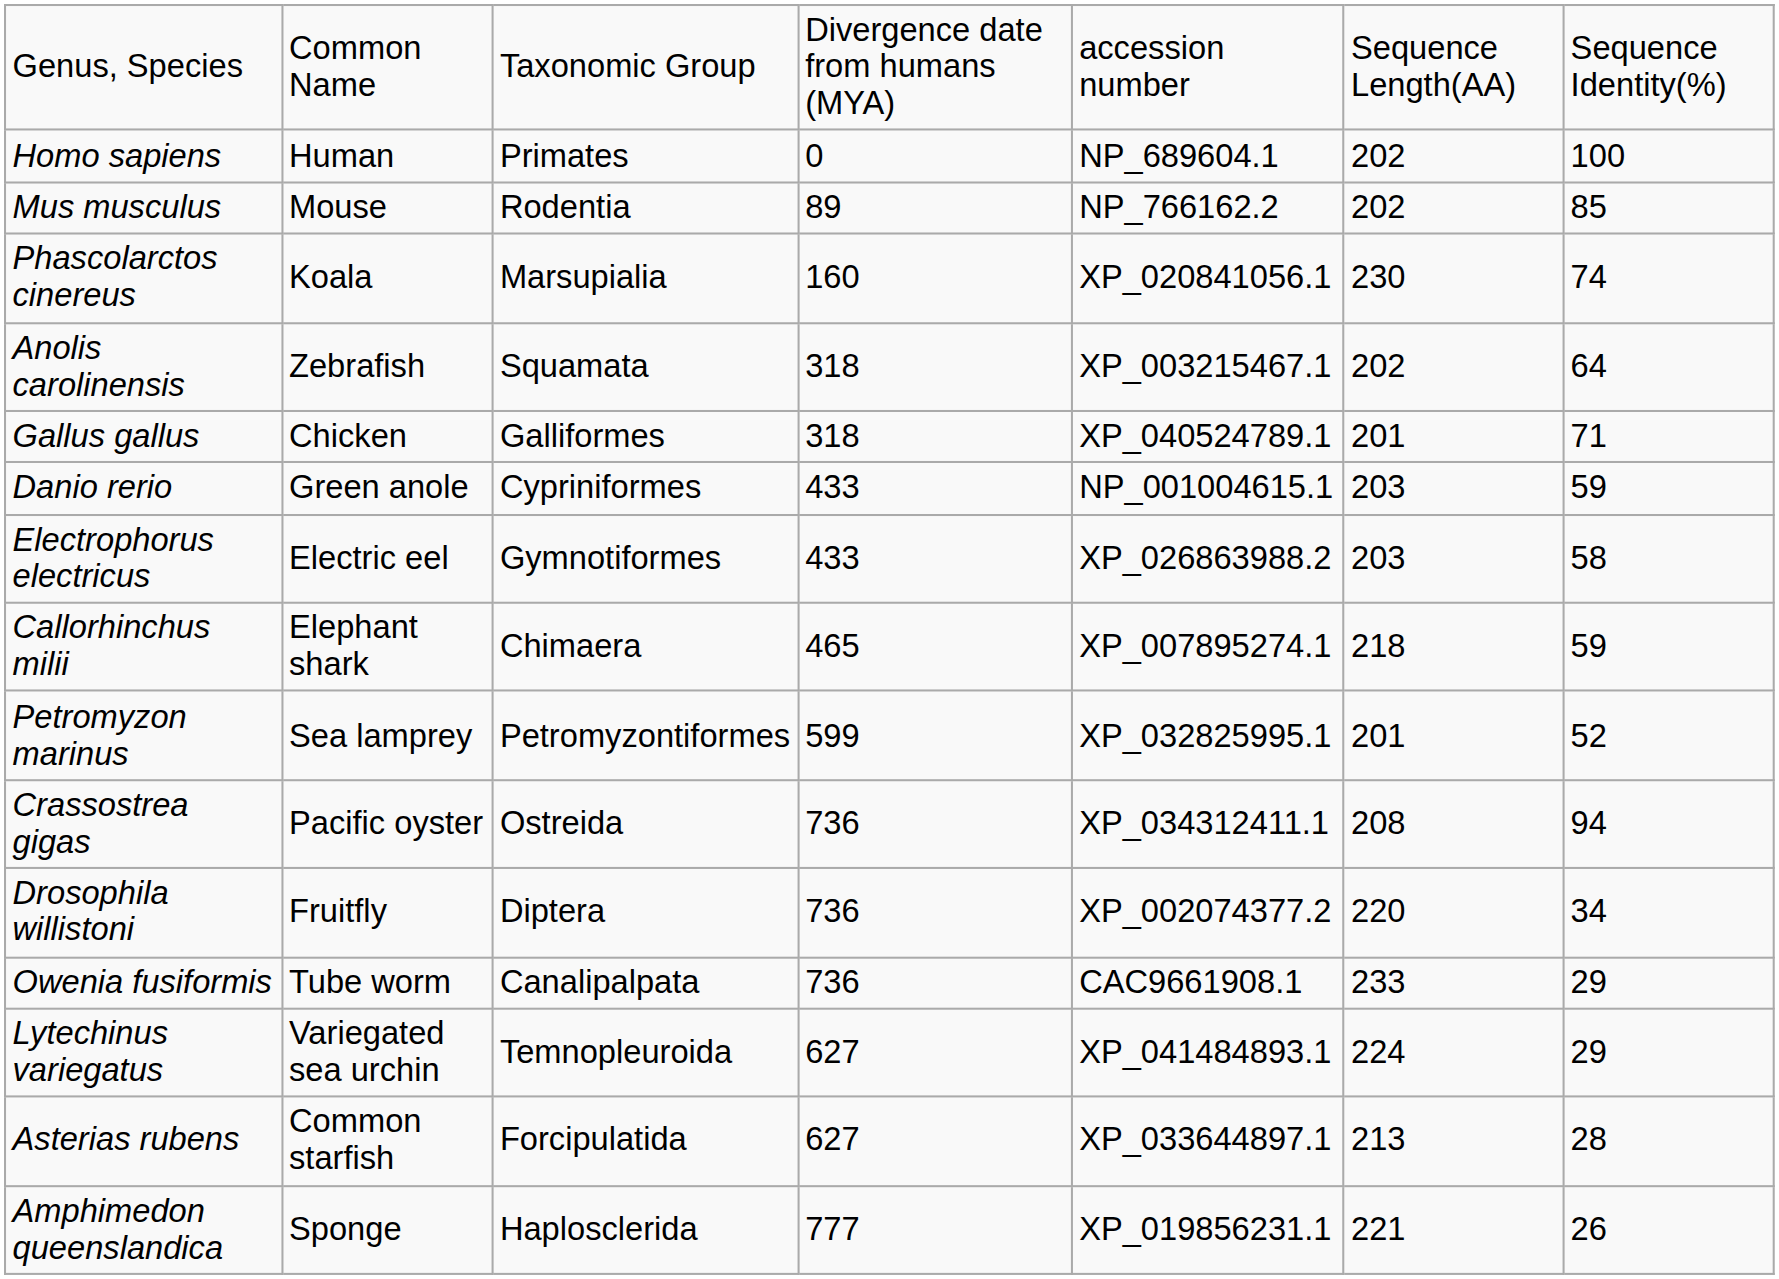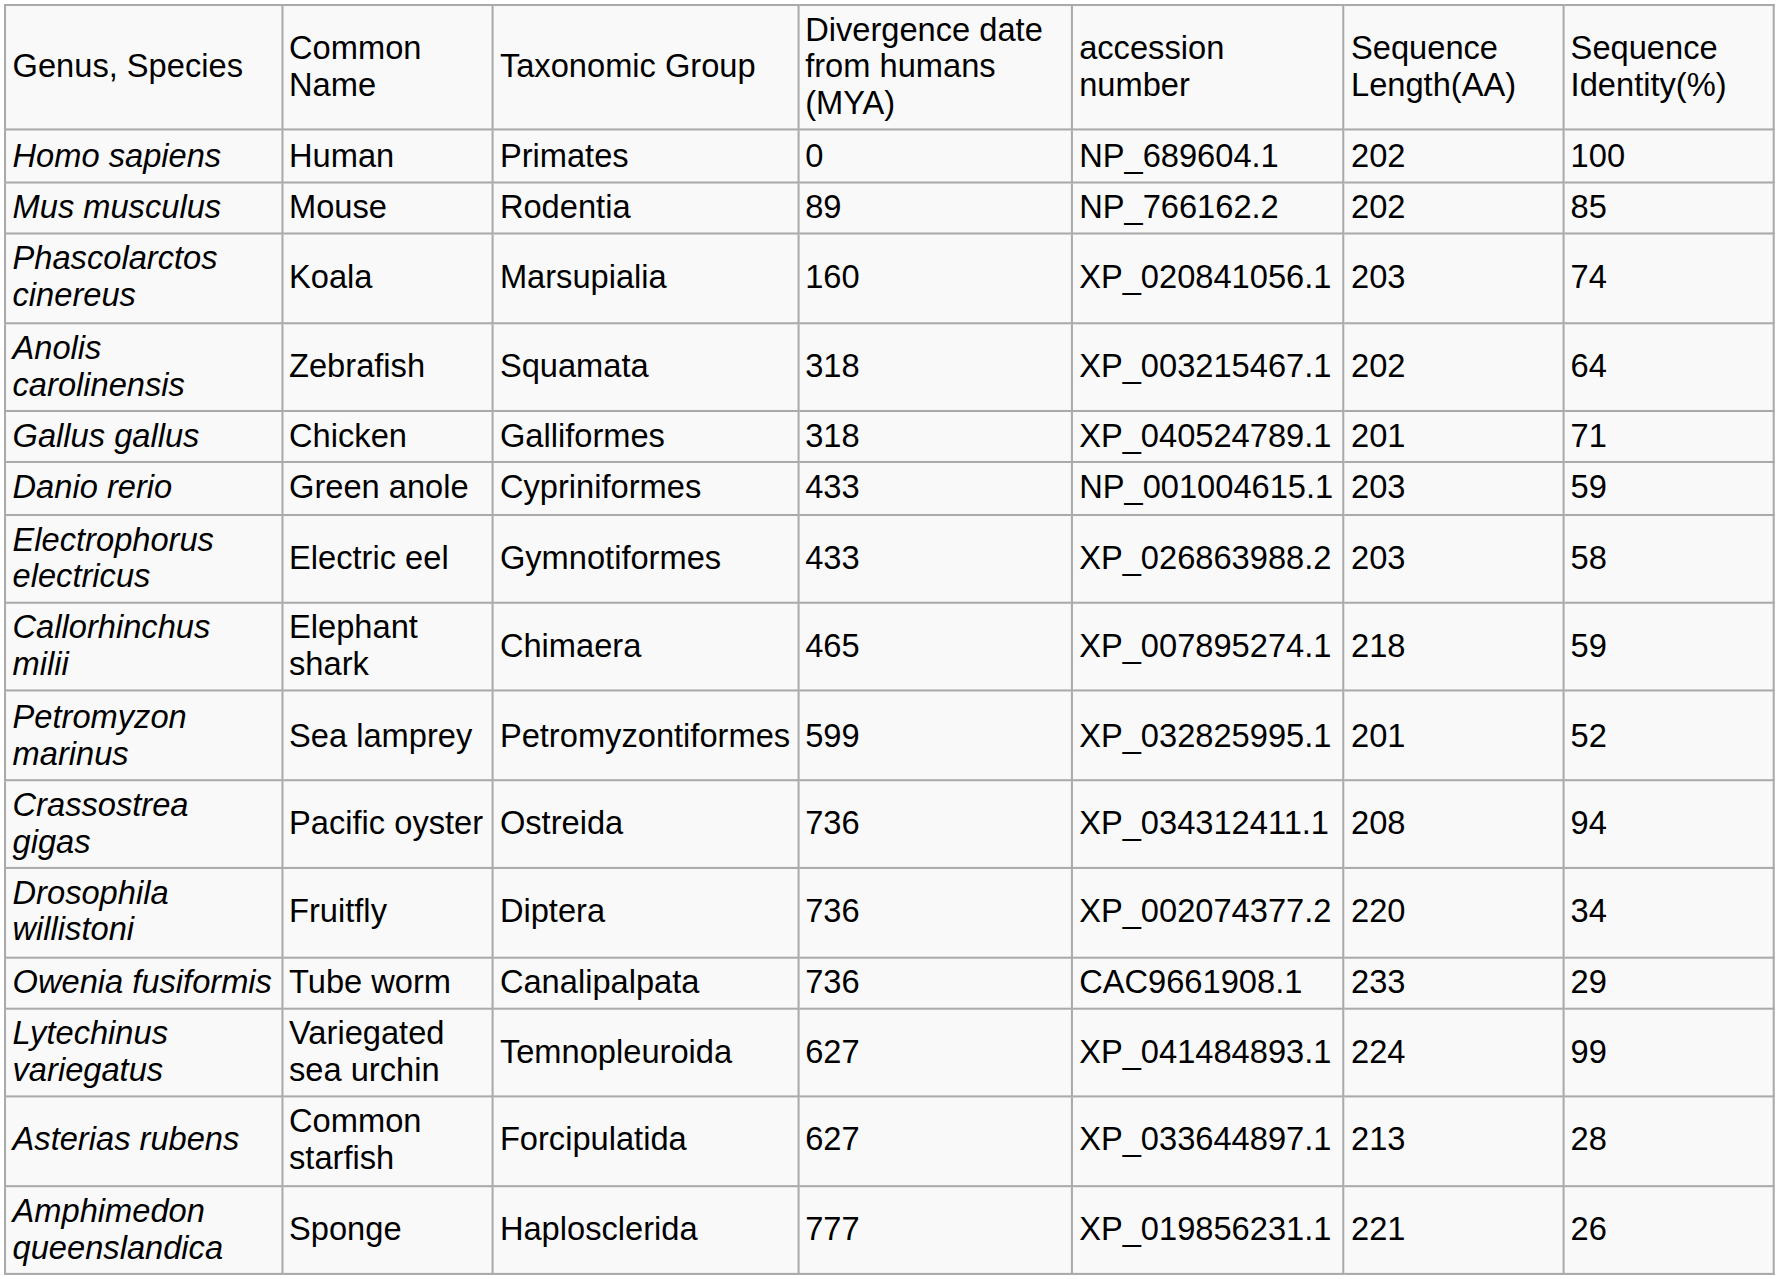(1378, 277) 230 -> (1378, 277) 203
(1589, 1052) 29 -> (1589, 1052) 99
